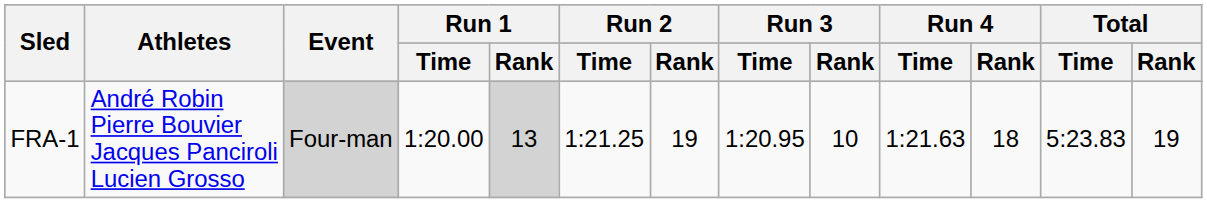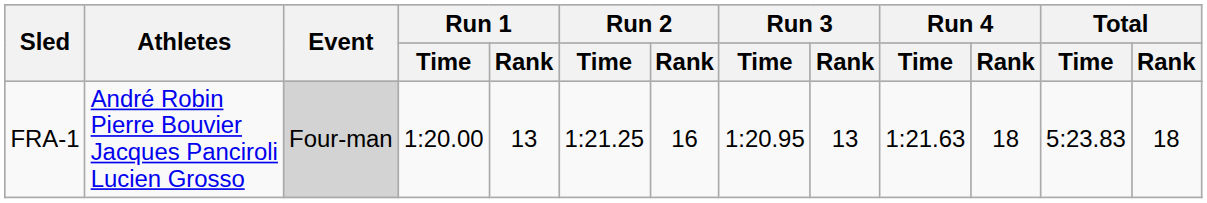(524, 139) lightgrey background -> (524, 139) no background
(685, 139) 19 -> (685, 139) 16
(845, 139) 10 -> (845, 139) 13
(1166, 139) 19 -> (1166, 139) 18
